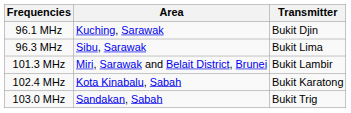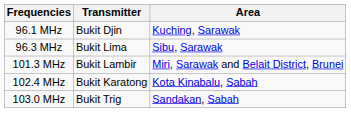columns swapped: (171, 13) <-> (308, 13)
